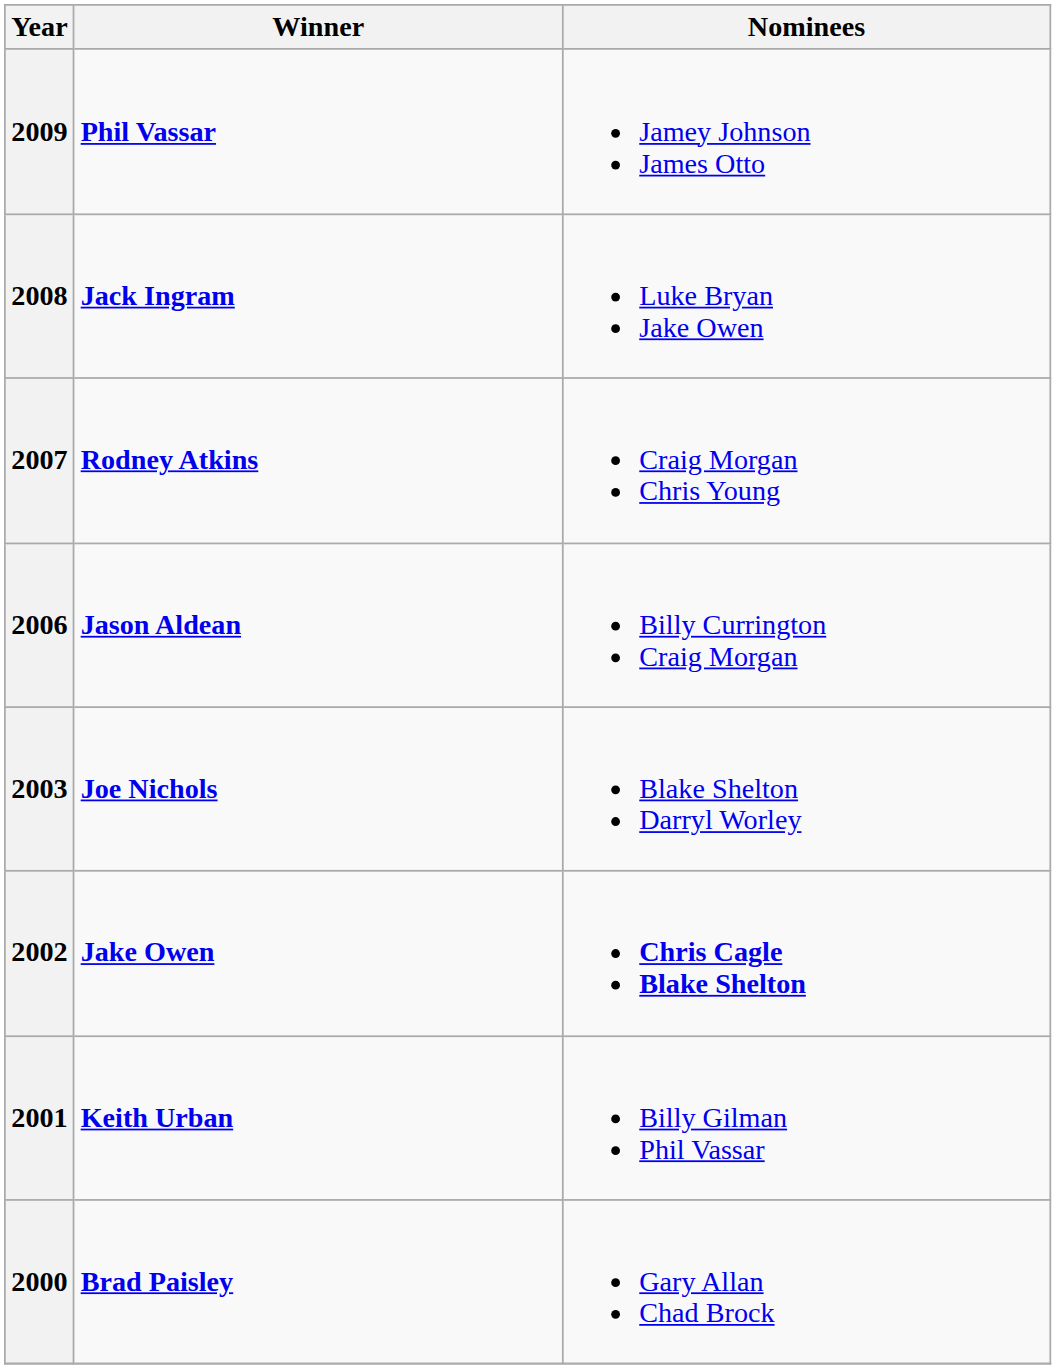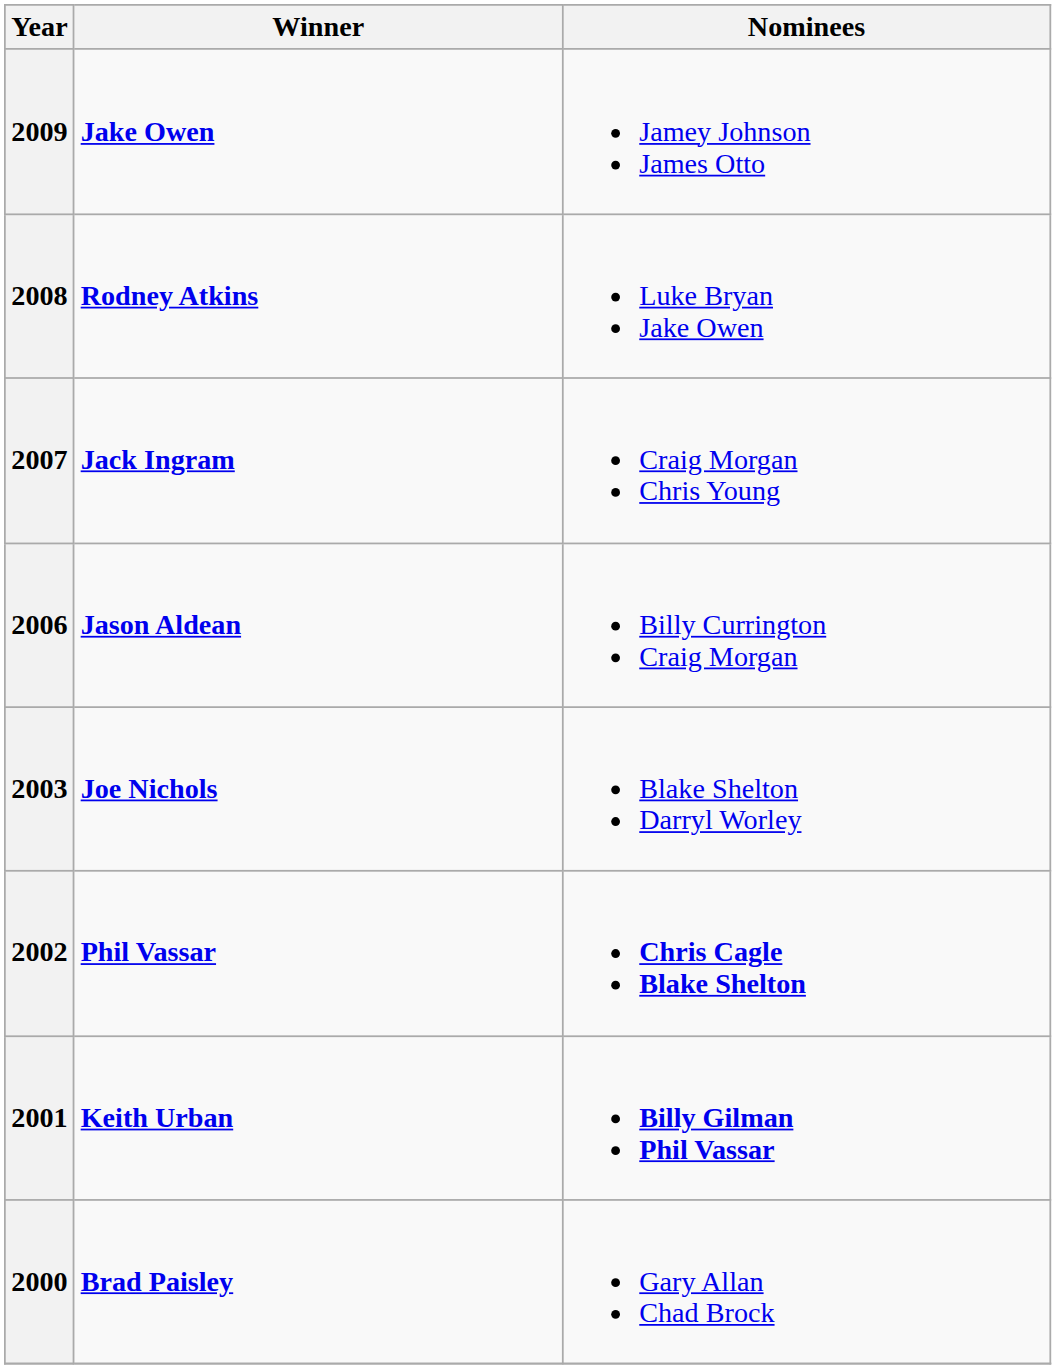(148, 131) Phil Vassar -> (148, 131) Jake Owen
(158, 295) Jack Ingram -> (169, 295) Rodney Atkins
(169, 460) Rodney Atkins -> (158, 460) Jack Ingram
(148, 953) Jake Owen -> (148, 953) Phil Vassar
(806, 1134) normal -> (806, 1134) bold
